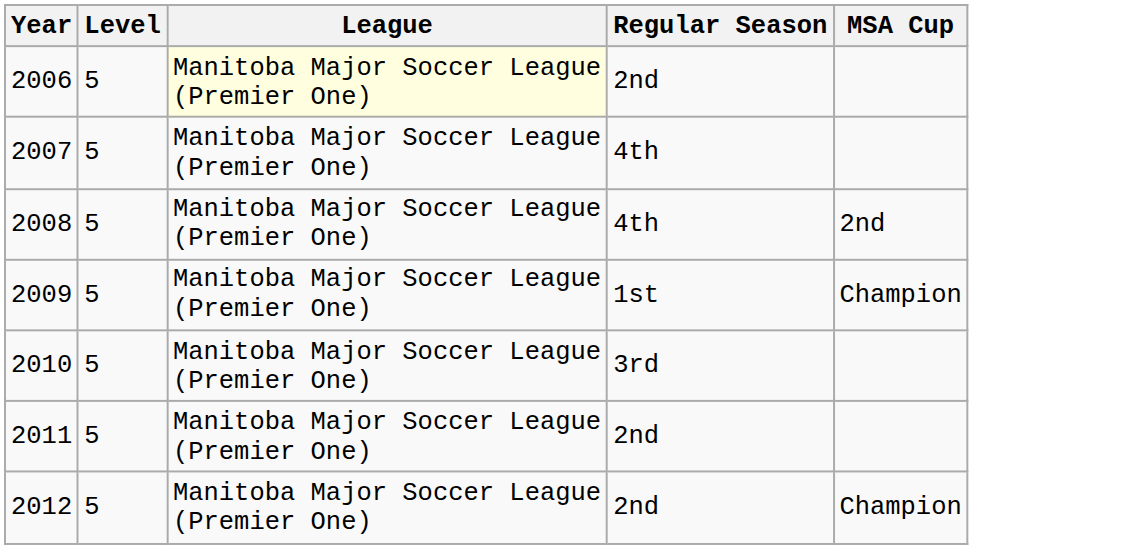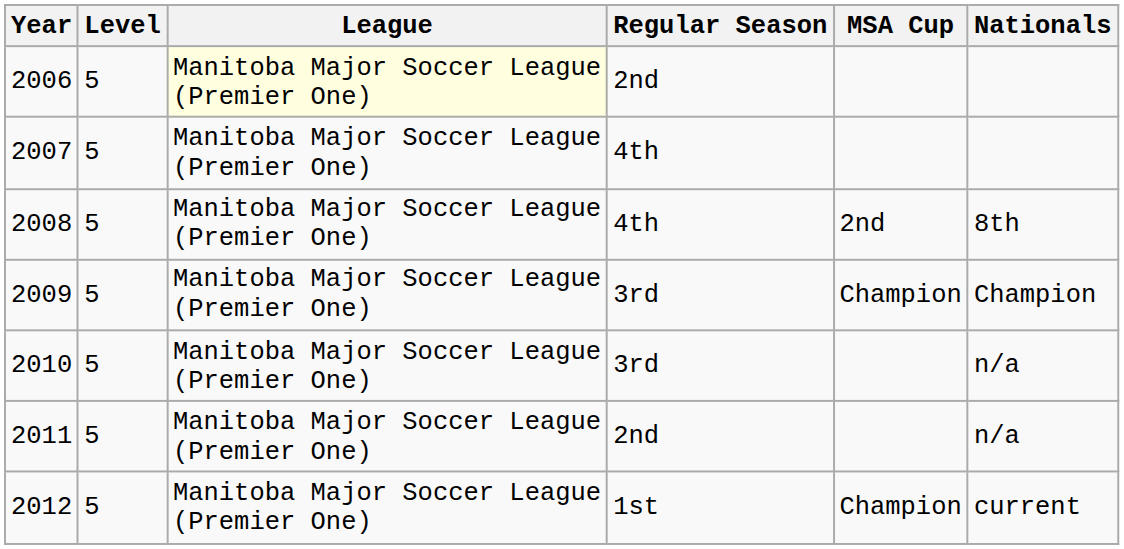+ column: (1043, 26)
(636, 295) 1st -> (636, 295) 3rd
(636, 508) 2nd -> (636, 508) 1st
